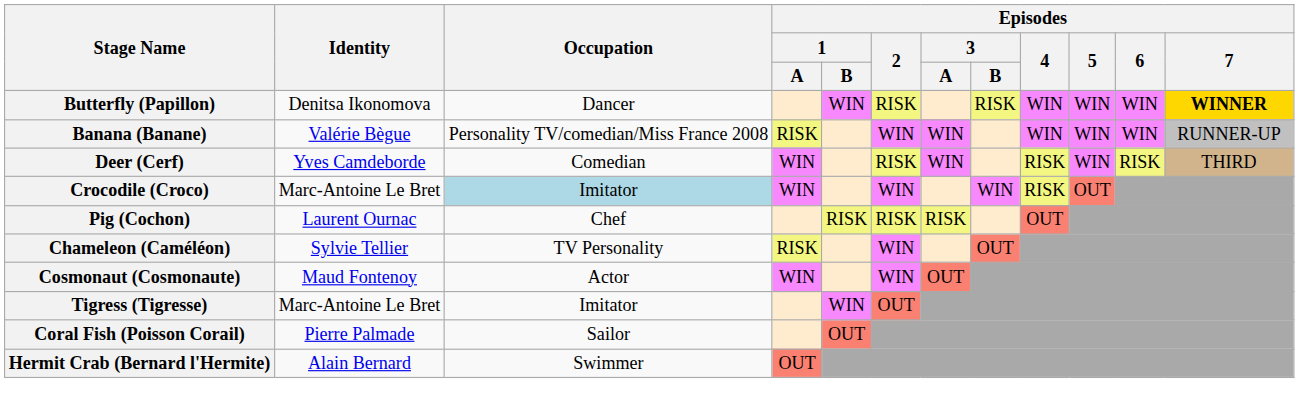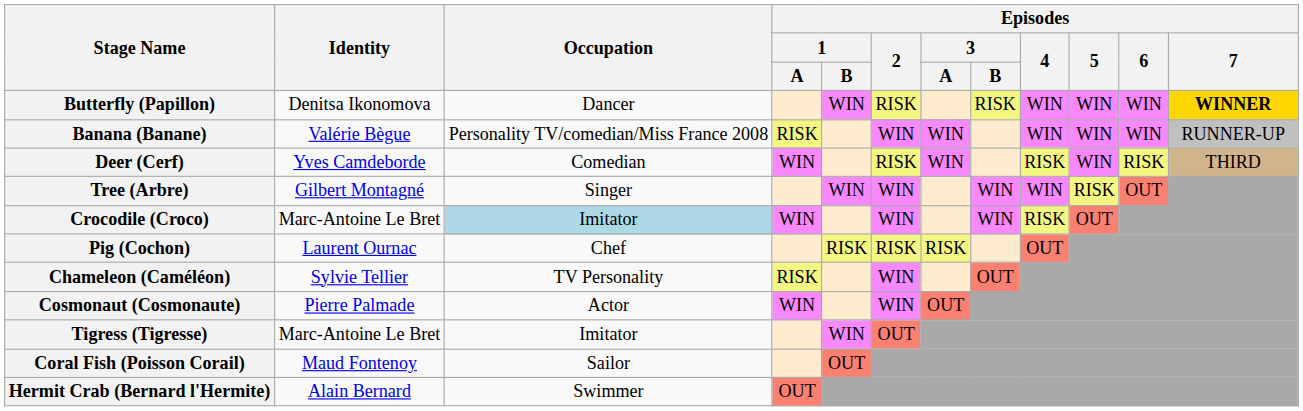+ row: (140, 190)
(359, 276) Maud Fontenoy -> (359, 305) Pierre Palmade
(359, 334) Pierre Palmade -> (359, 362) Maud Fontenoy
